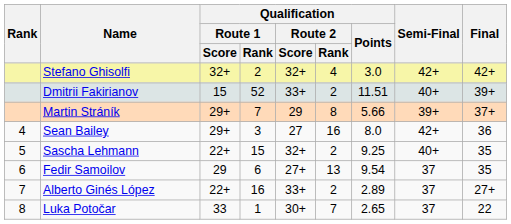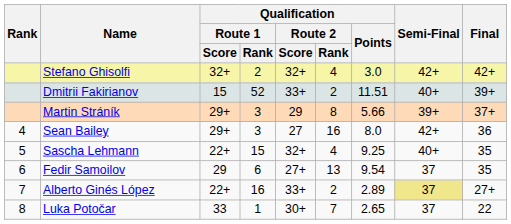(258, 111) 7 -> (258, 111) 3
(333, 151) 2 -> (333, 151) 4
(429, 190) no background -> (429, 190) khaki background
